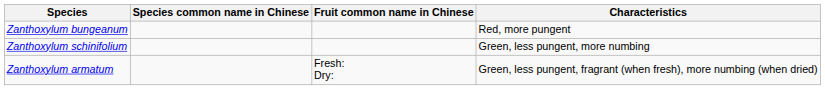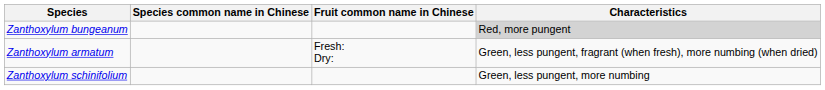(524, 30) no background -> (524, 30) lightgrey background
rows swapped: (67, 47) <-> (60, 70)
